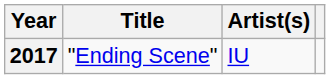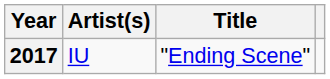columns swapped: (143, 21) <-> (269, 21)
